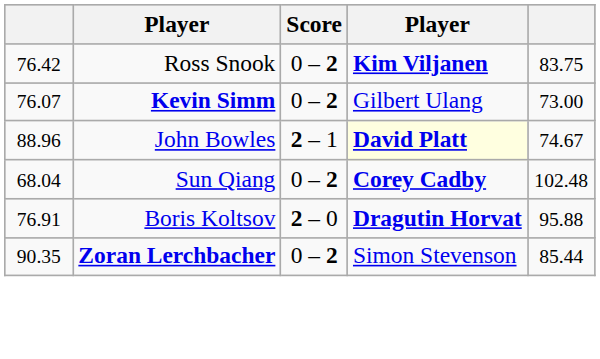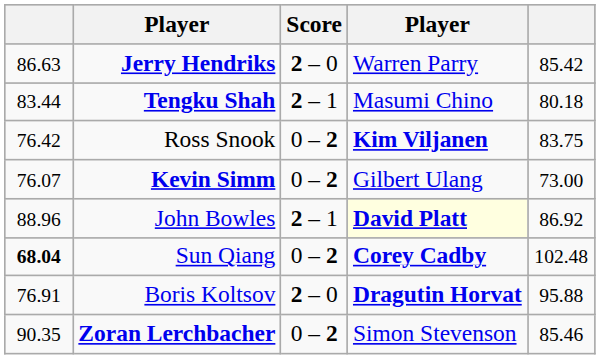+ row: (198, 62)
+ row: (210, 101)
(561, 142) 74.67 -> (561, 219) 86.92
(39, 180) normal -> (39, 256) bold
(561, 258) 85.44 -> (561, 335) 85.46
